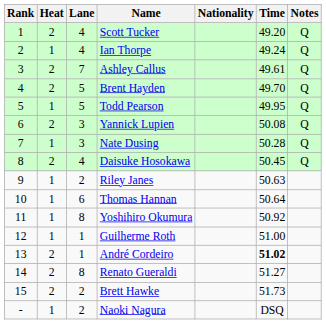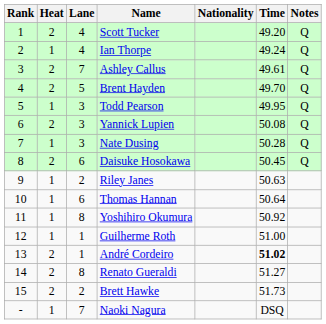(82, 106) 5 -> (82, 106) 3
(82, 161) 4 -> (82, 161) 6
(82, 310) 2 -> (82, 310) 7
